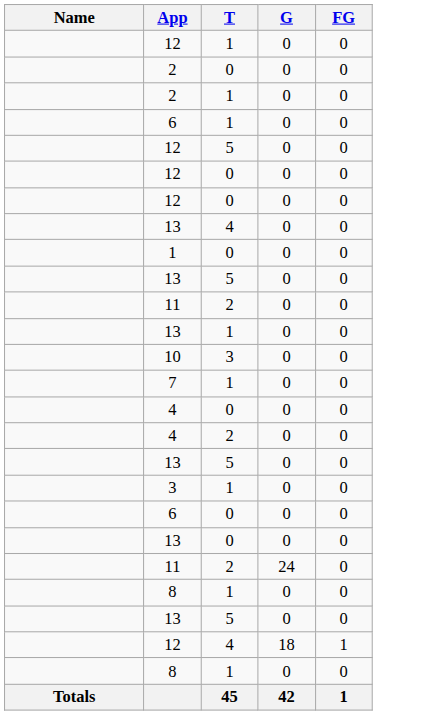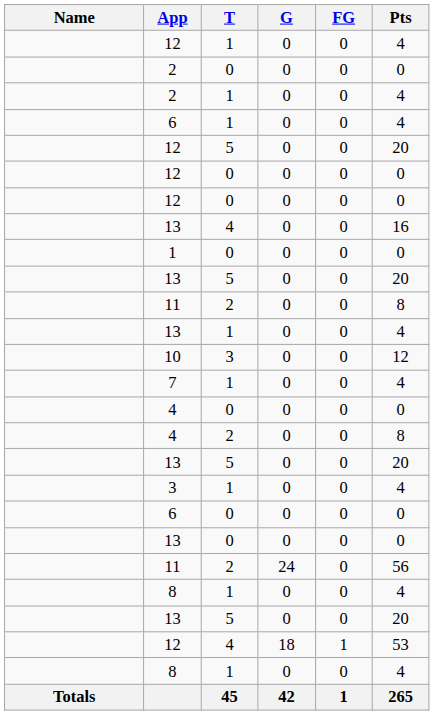+ column: (401, 17)
